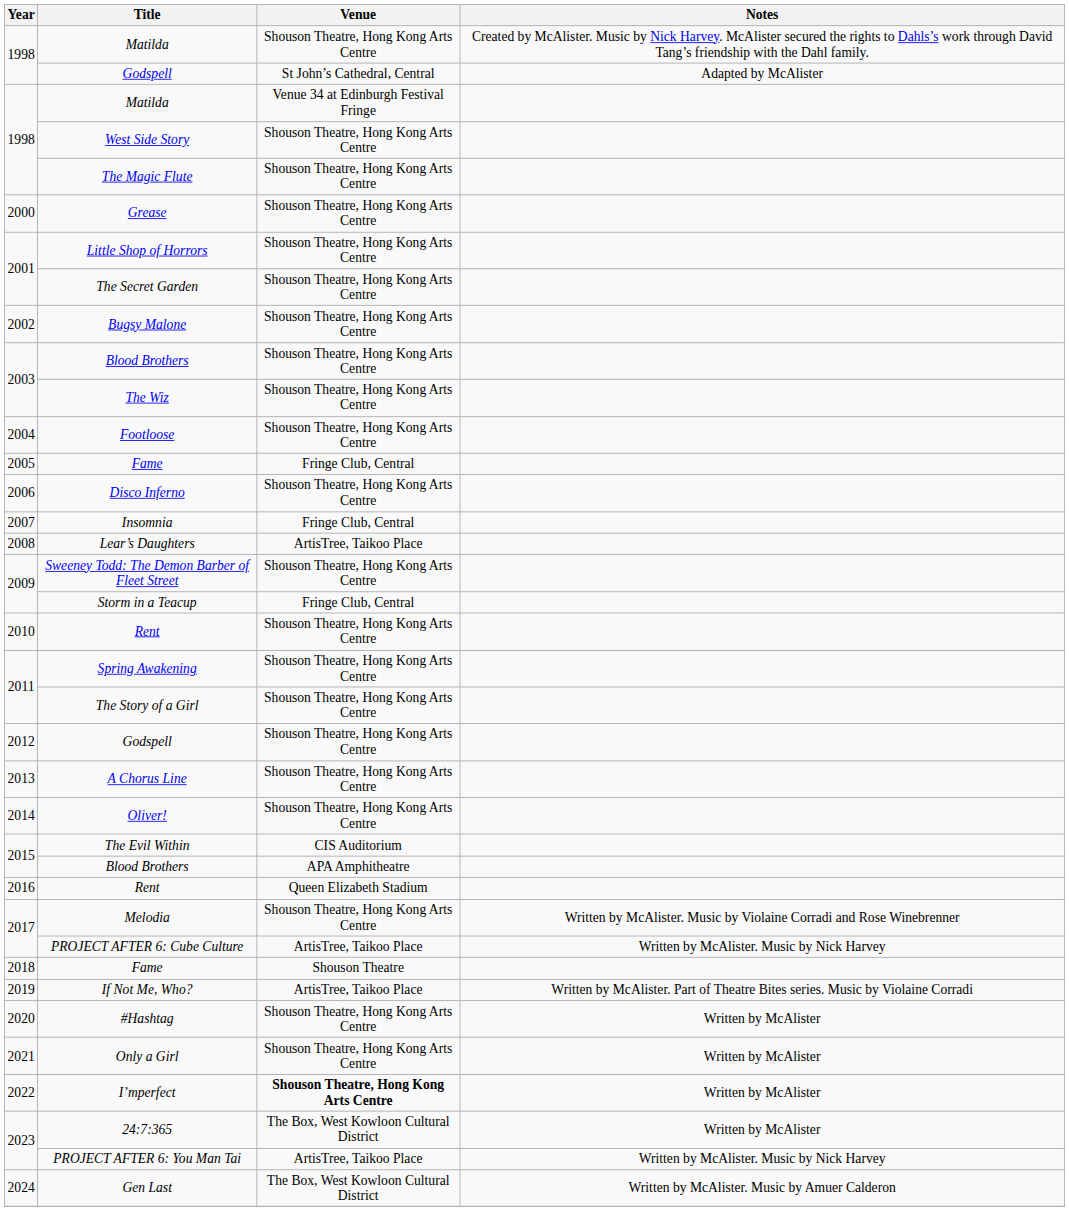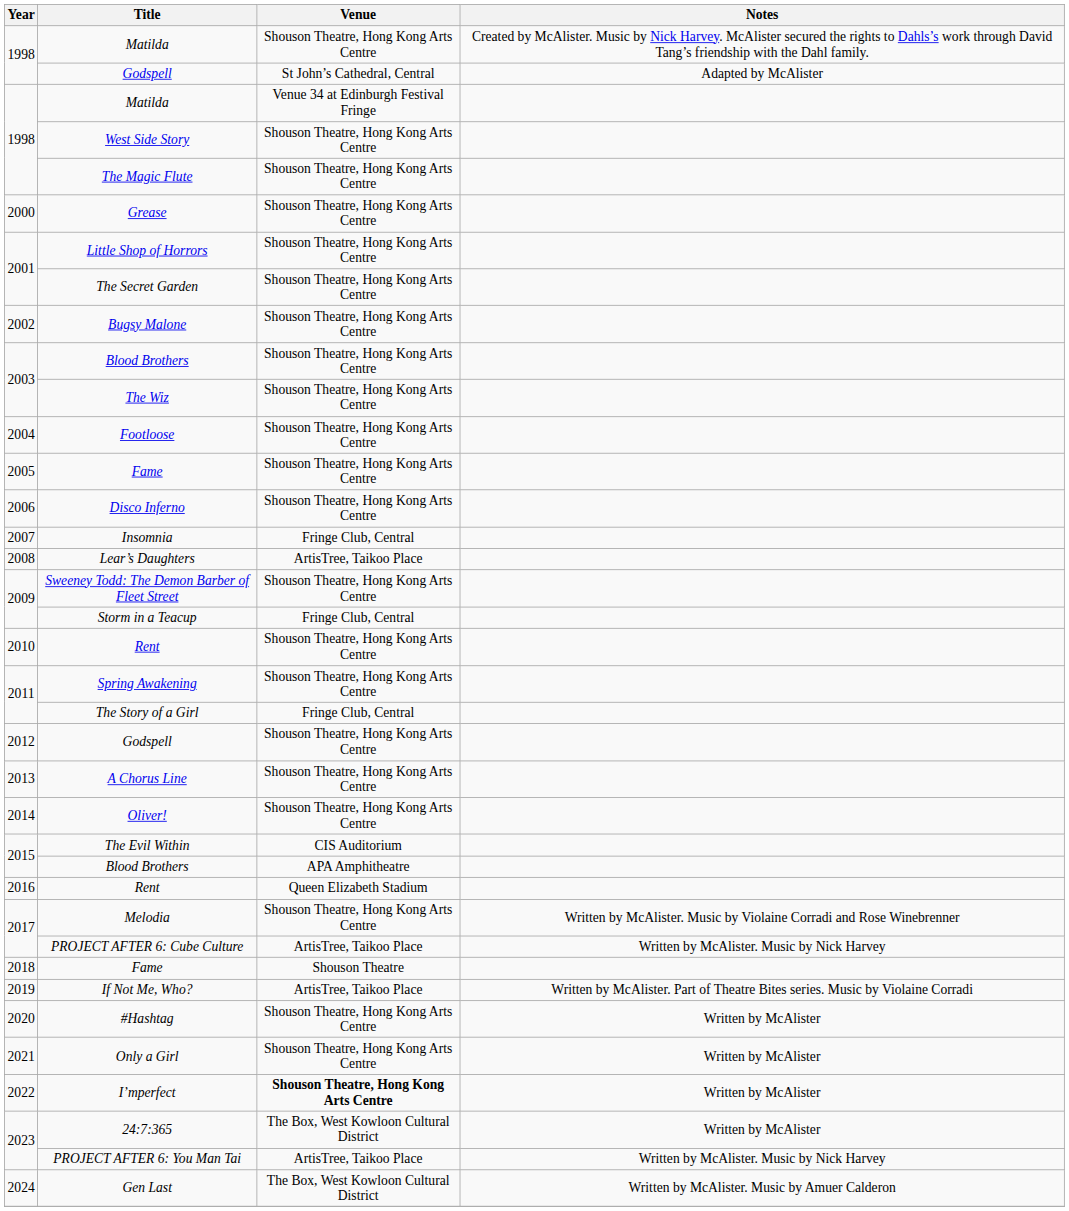(358, 463) Fringe Club, Central -> (358, 471) Shouson Theatre, Hong Kong Arts Centre
(358, 705) Shouson Theatre, Hong Kong Arts Centre -> (358, 713) Fringe Club, Central
